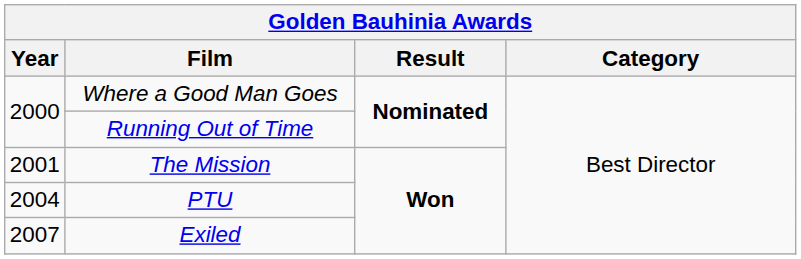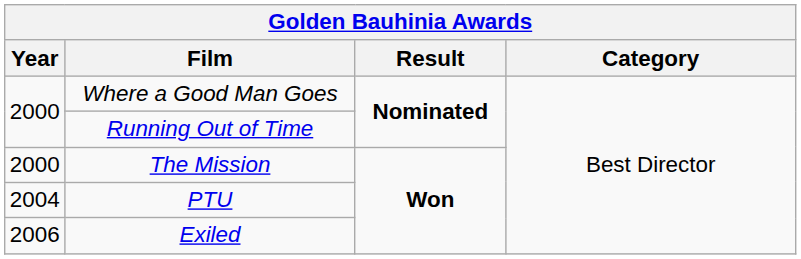(35, 164) 2001 -> (35, 164) 2000
(35, 235) 2007 -> (35, 235) 2006
